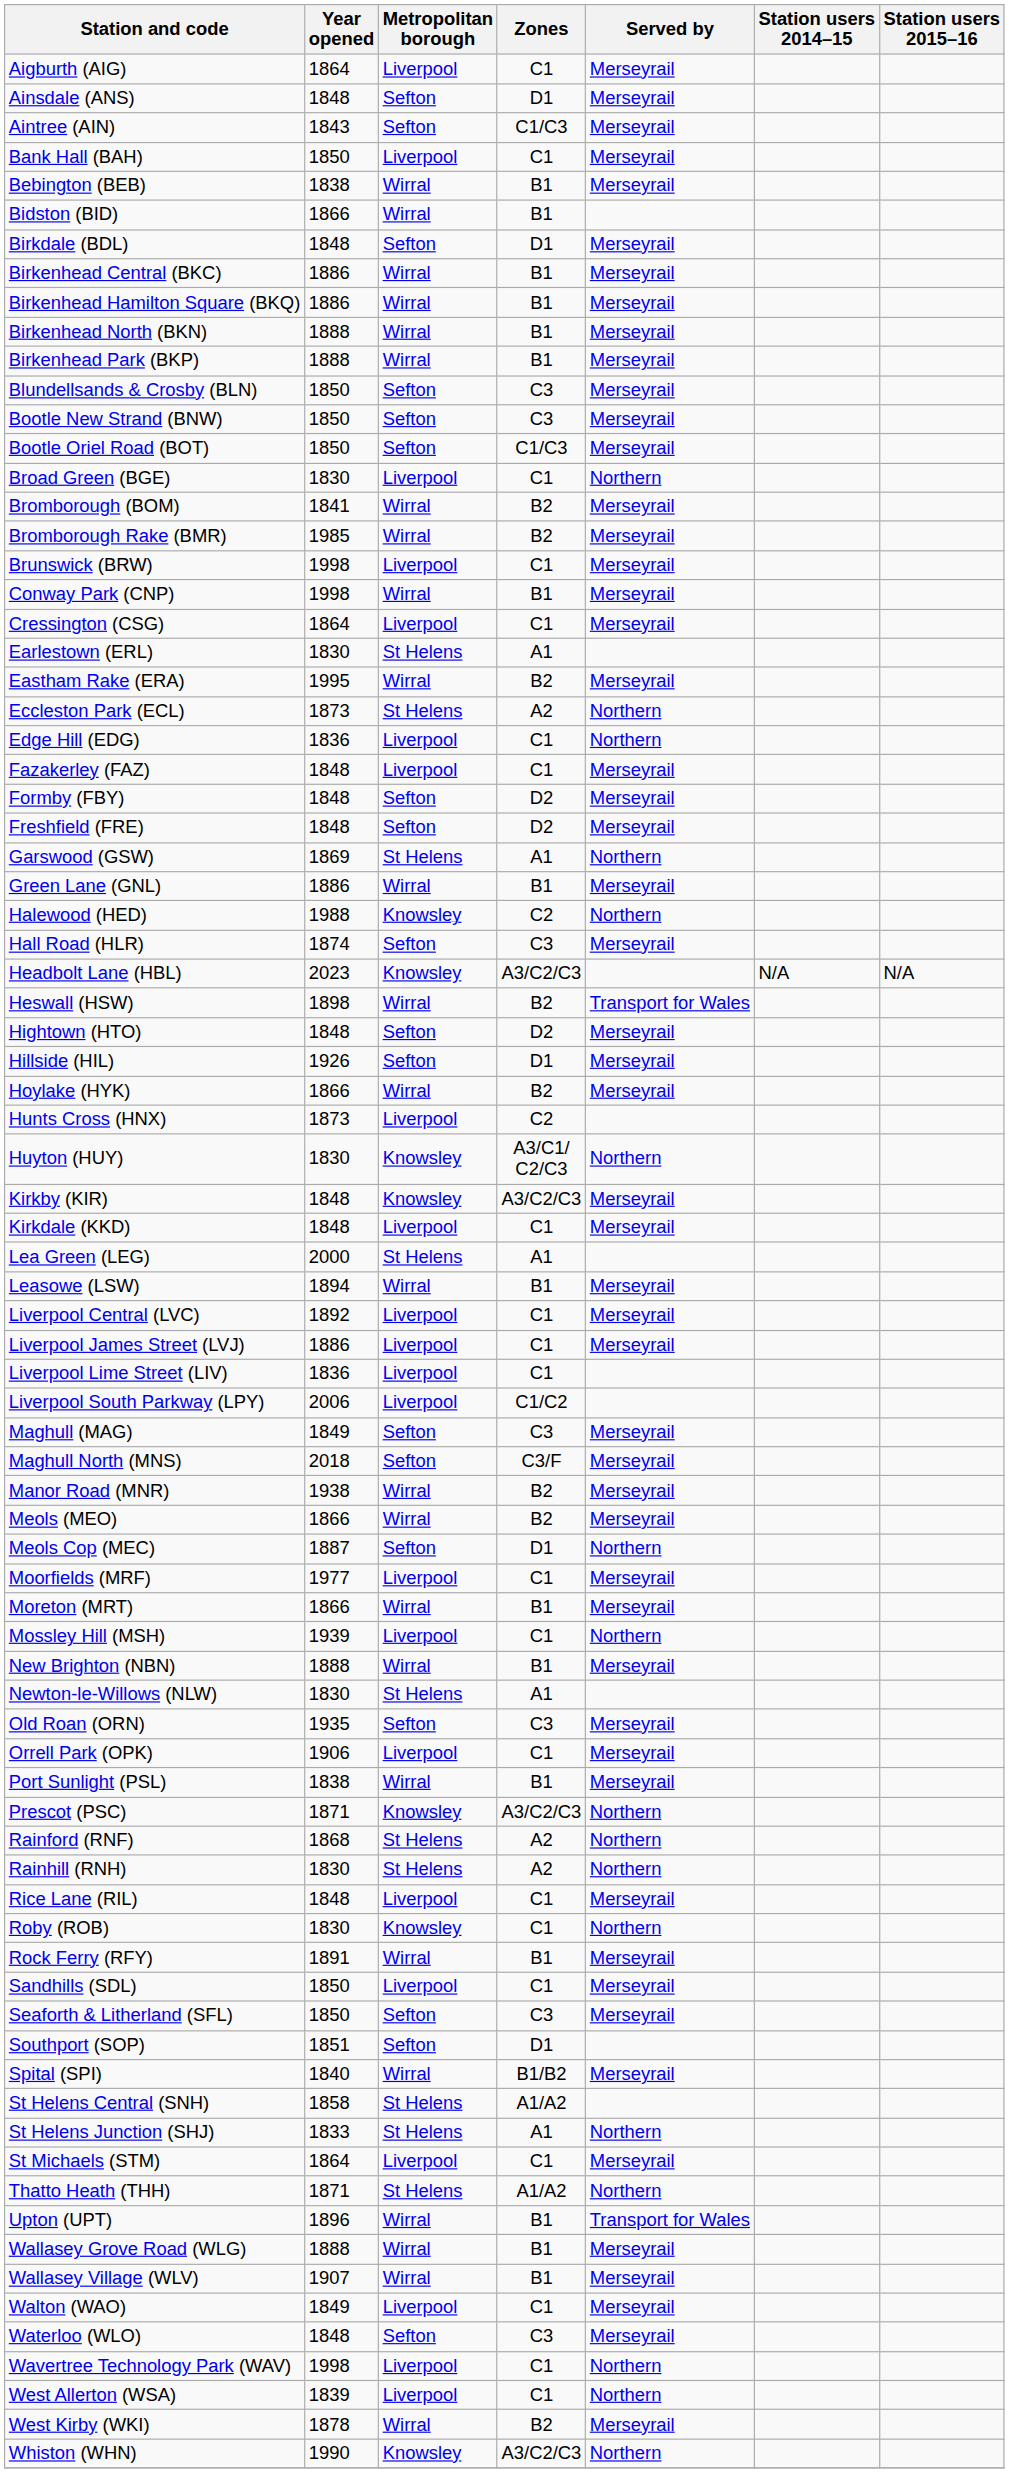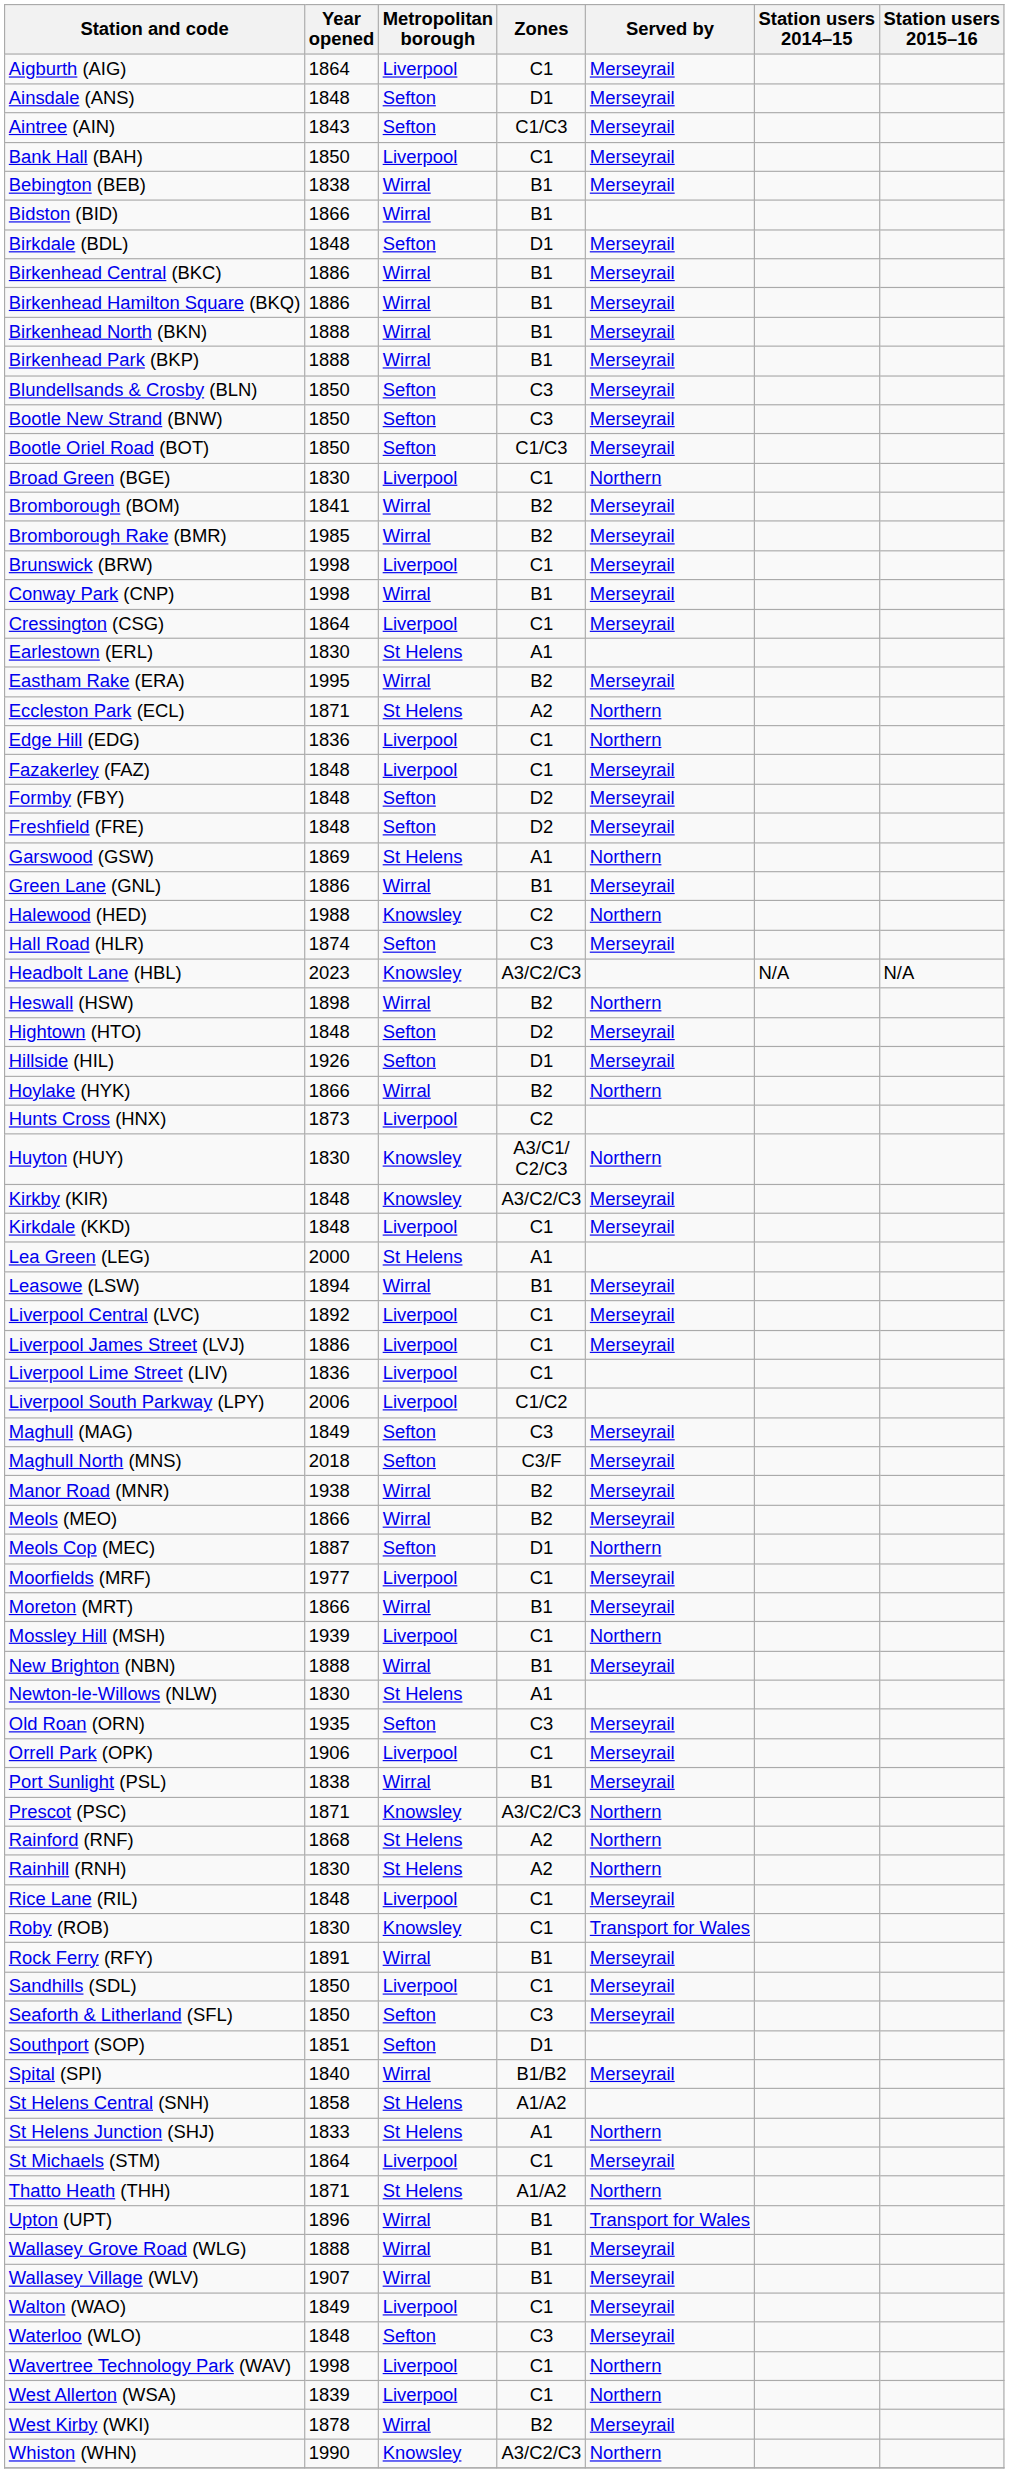(329, 710) 1873 -> (329, 710) 1871
(670, 1002) Transport for Wales -> (626, 1002) Northern
(632, 1090) Merseyrail -> (626, 1090) Northern
(626, 1928) Northern -> (670, 1928) Transport for Wales
